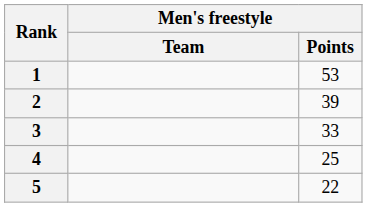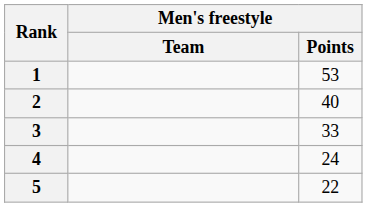(330, 103) 39 -> (330, 103) 40
(330, 159) 25 -> (330, 159) 24
